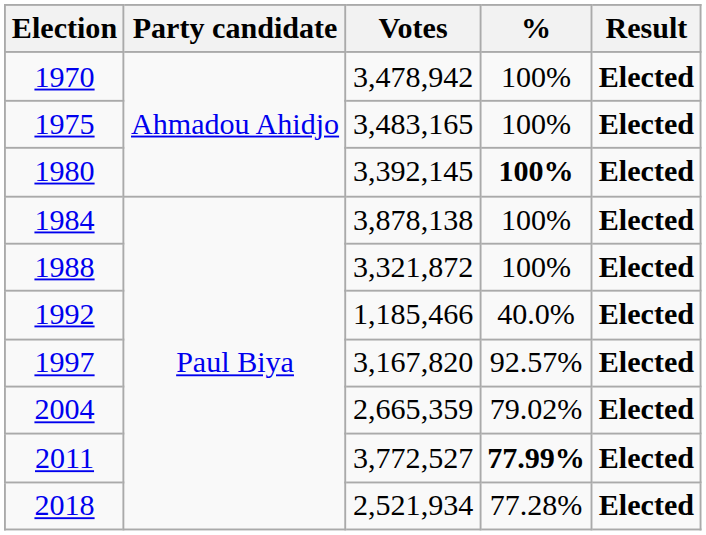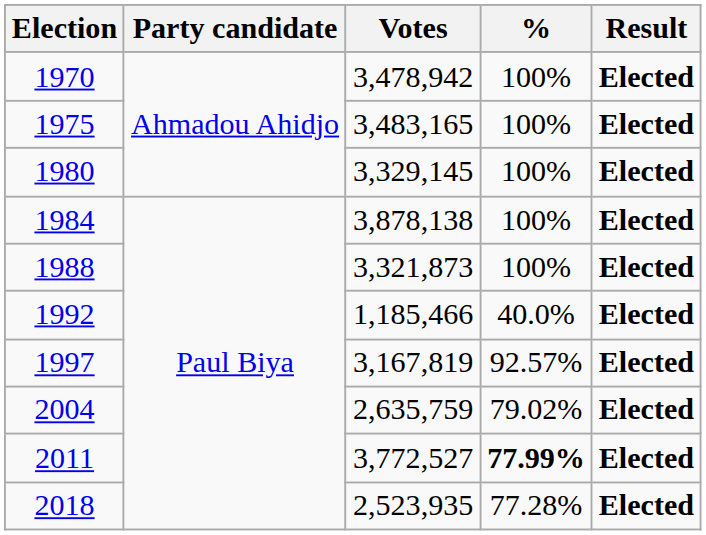(413, 171) 3,392,145 -> (413, 171) 3,329,145
(536, 171) bold -> (536, 171) normal
(413, 266) 3,321,872 -> (413, 266) 3,321,873
(413, 362) 3,167,820 -> (413, 362) 3,167,819
(413, 409) 2,665,359 -> (413, 409) 2,635,759
(413, 505) 2,521,934 -> (413, 505) 2,523,935
